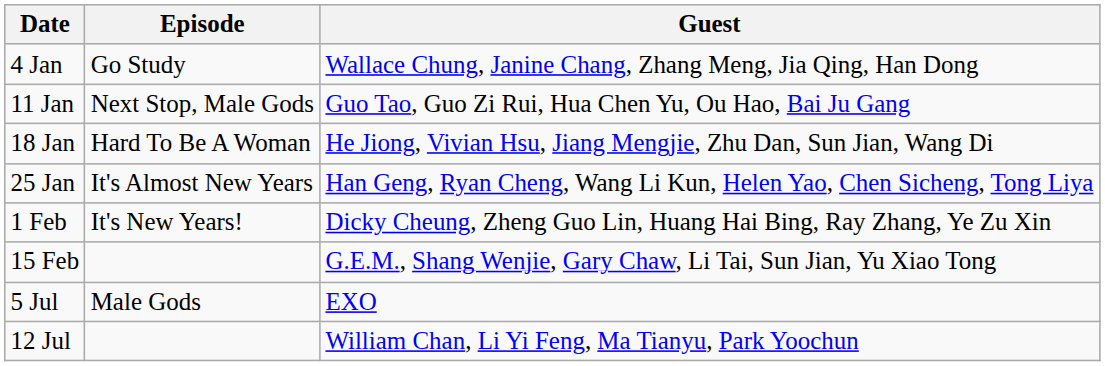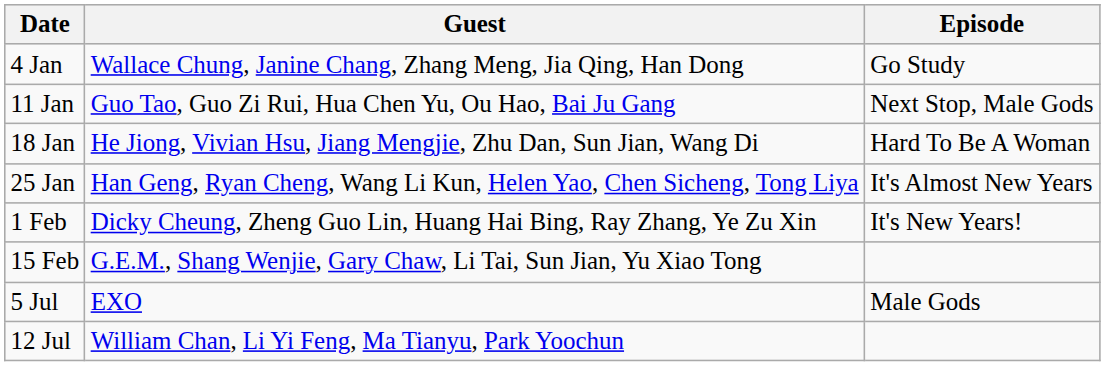columns swapped: (202, 24) <-> (709, 24)
